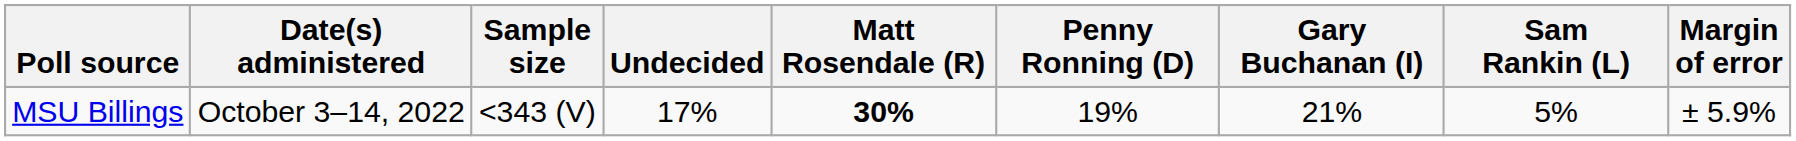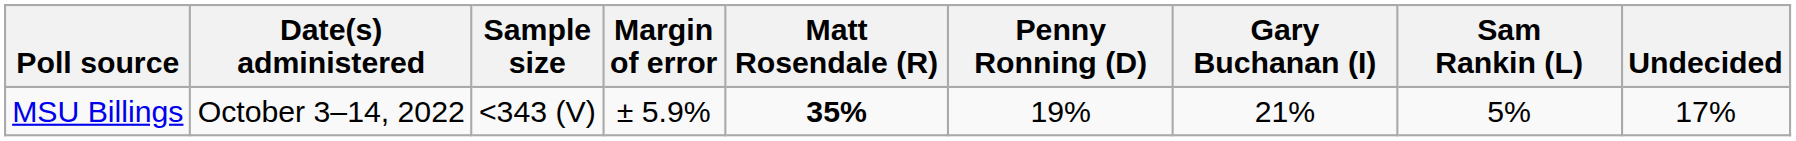columns swapped: (1729, 46) <-> (687, 63)
(884, 111) 30% -> (837, 111) 35%
